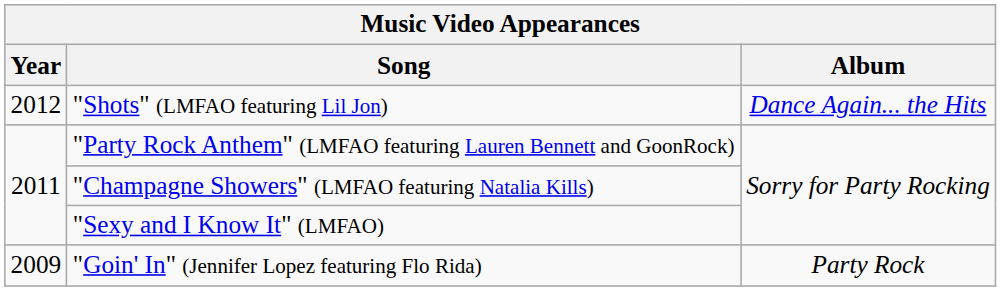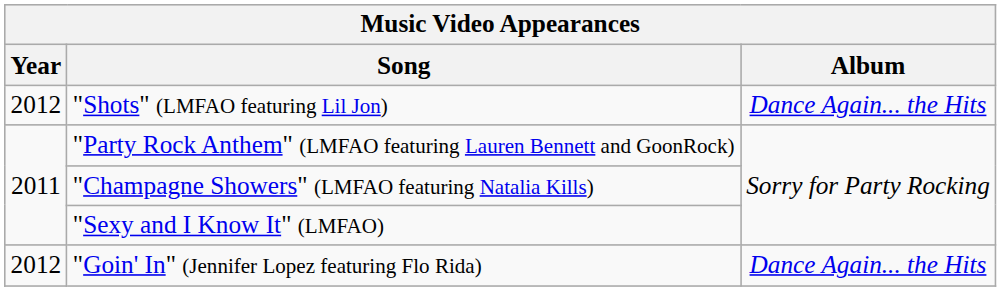(36, 265) 2009 -> (36, 265) 2012
(868, 265) Party Rock -> (868, 265) Dance Again... the Hits
